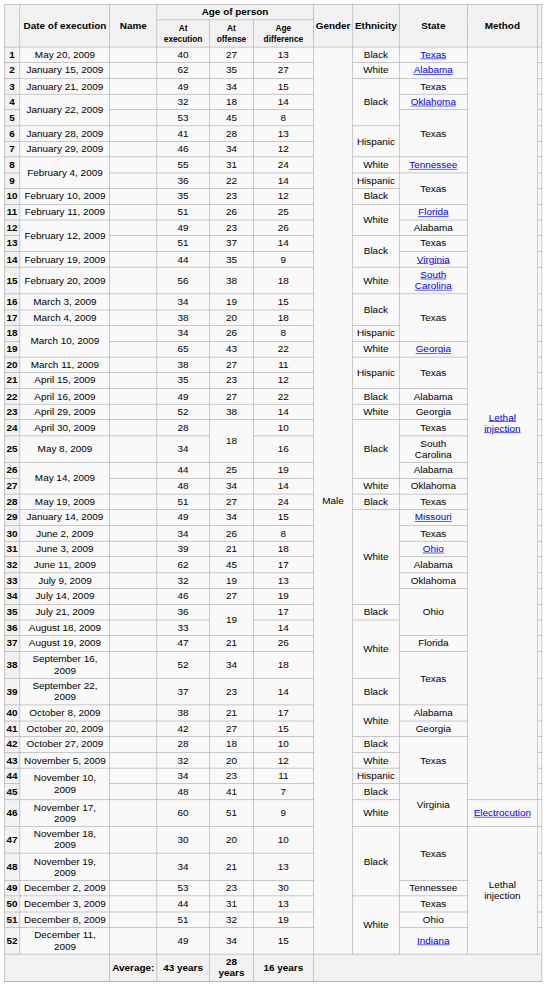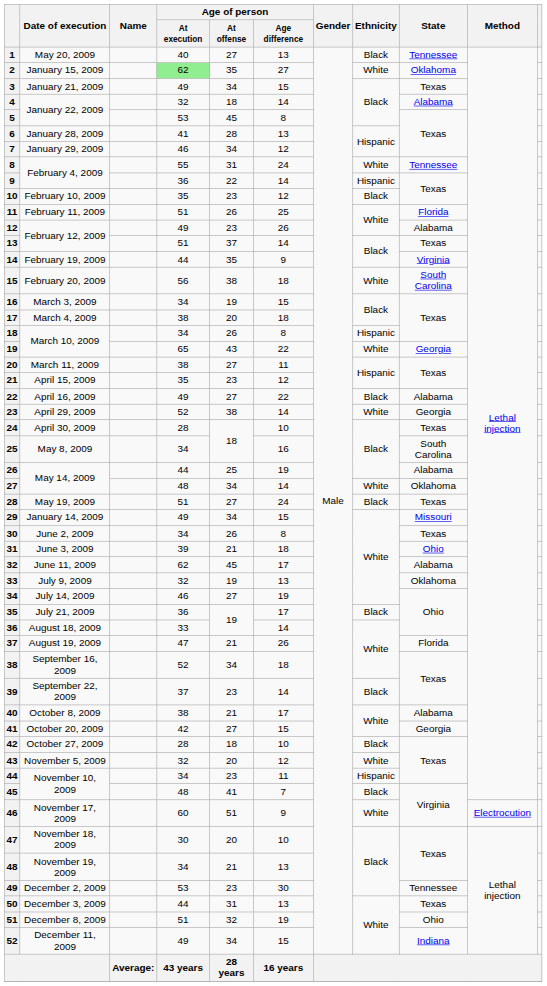(433, 54) Texas -> (433, 54) Tennessee
(183, 70) no background -> (183, 70) lightgreen background
(433, 70) Alabama -> (433, 70) Oklahoma
(433, 102) Oklahoma -> (433, 102) Alabama
